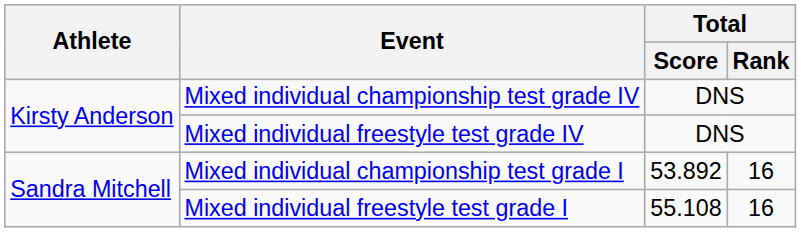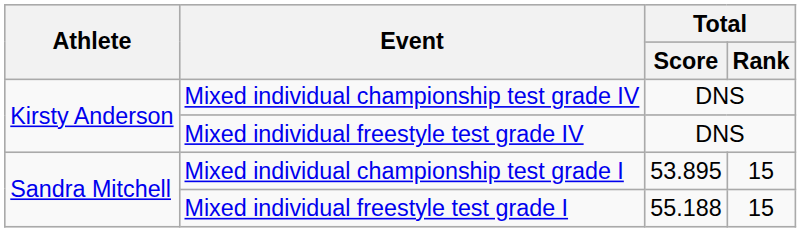(686, 171) 53.892 -> (686, 171) 53.895
(761, 171) 16 -> (761, 171) 15
(686, 208) 55.108 -> (686, 208) 55.188
(761, 208) 16 -> (761, 208) 15
